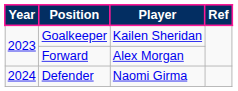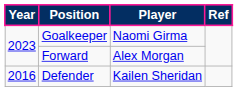(157, 36) Kailen Sheridan -> (150, 36) Naomi Girma
(22, 76) 2024 -> (22, 76) 2016
(150, 76) Naomi Girma -> (157, 76) Kailen Sheridan
